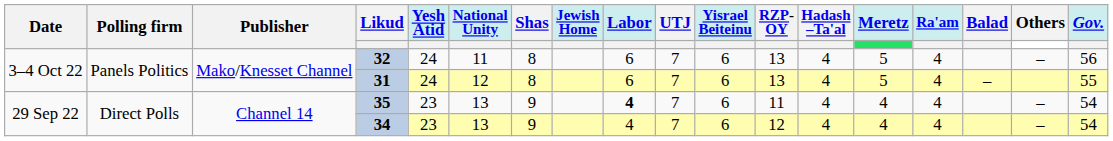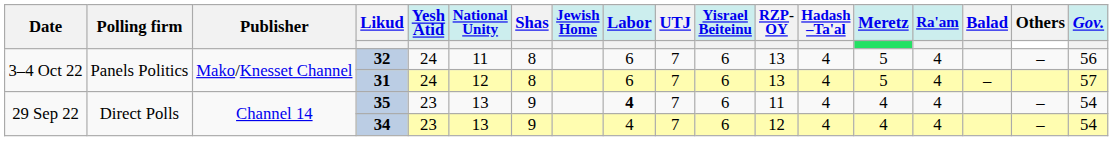(1088, 81) 55 -> (1088, 81) 57
